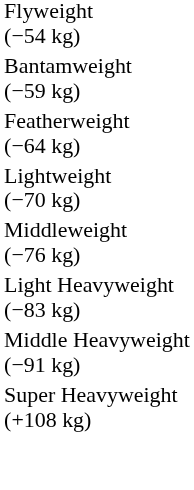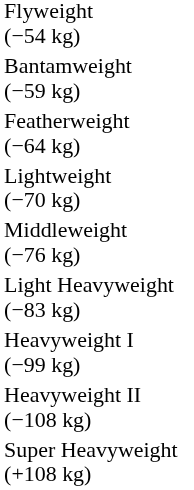- row: (97, 352)
+ row: (69, 352)
+ row: (73, 407)
